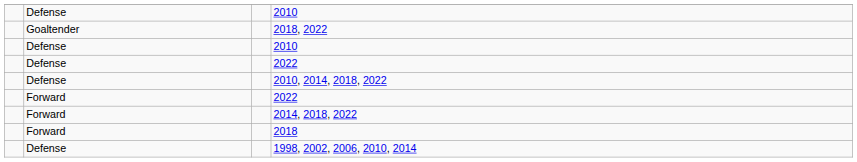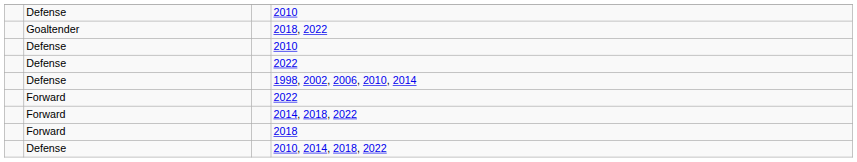rows swapped: (46, 149) <-> (46, 81)
